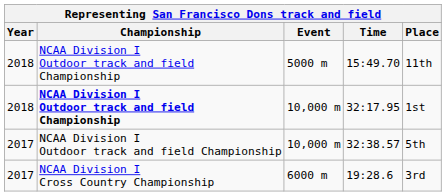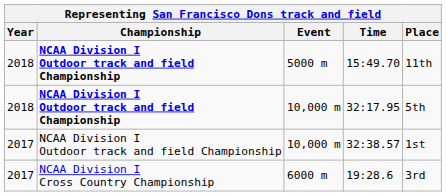(117, 63) normal -> (117, 63) bold
(415, 107) 1st -> (415, 107) 5th
(415, 144) 5th -> (415, 144) 1st
